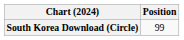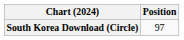(160, 27) 99 -> (160, 27) 97
